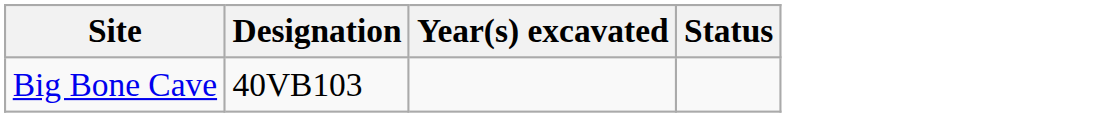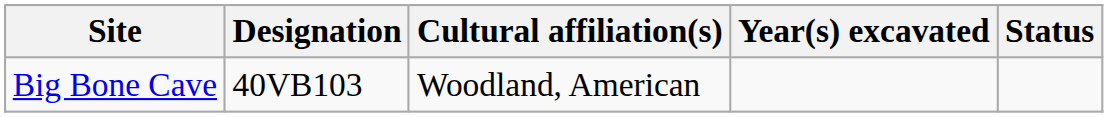+ column: (570, 31)
